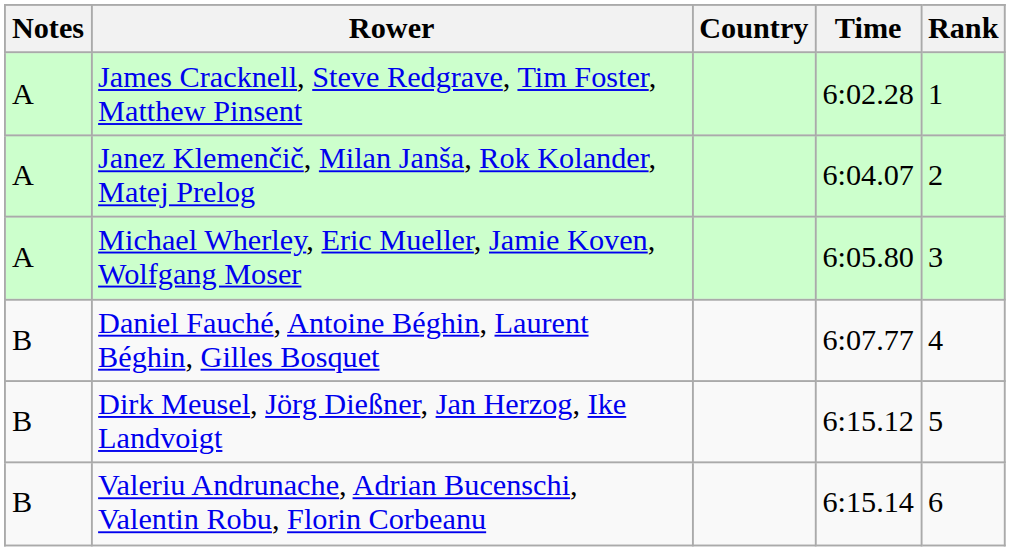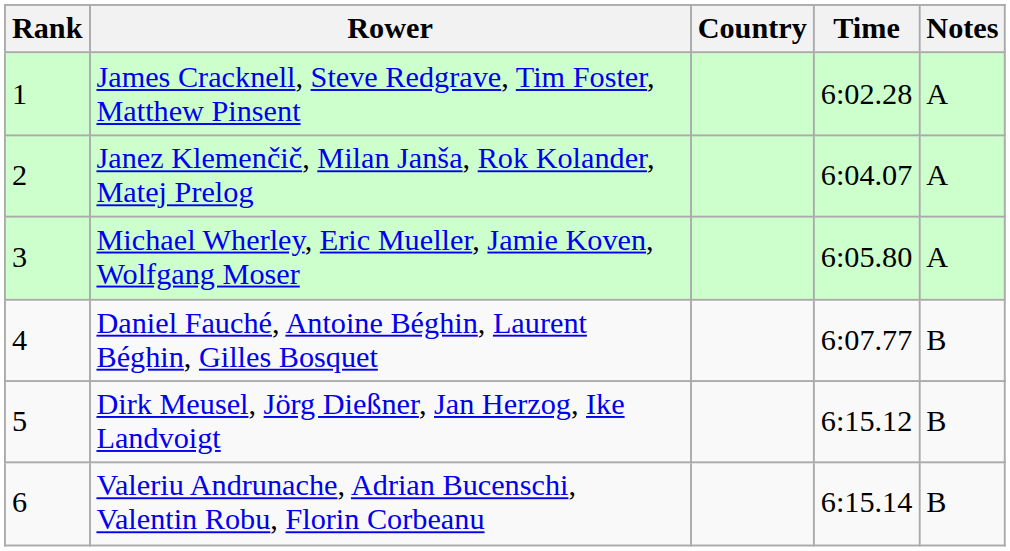columns swapped: (963, 28) <-> (48, 28)
